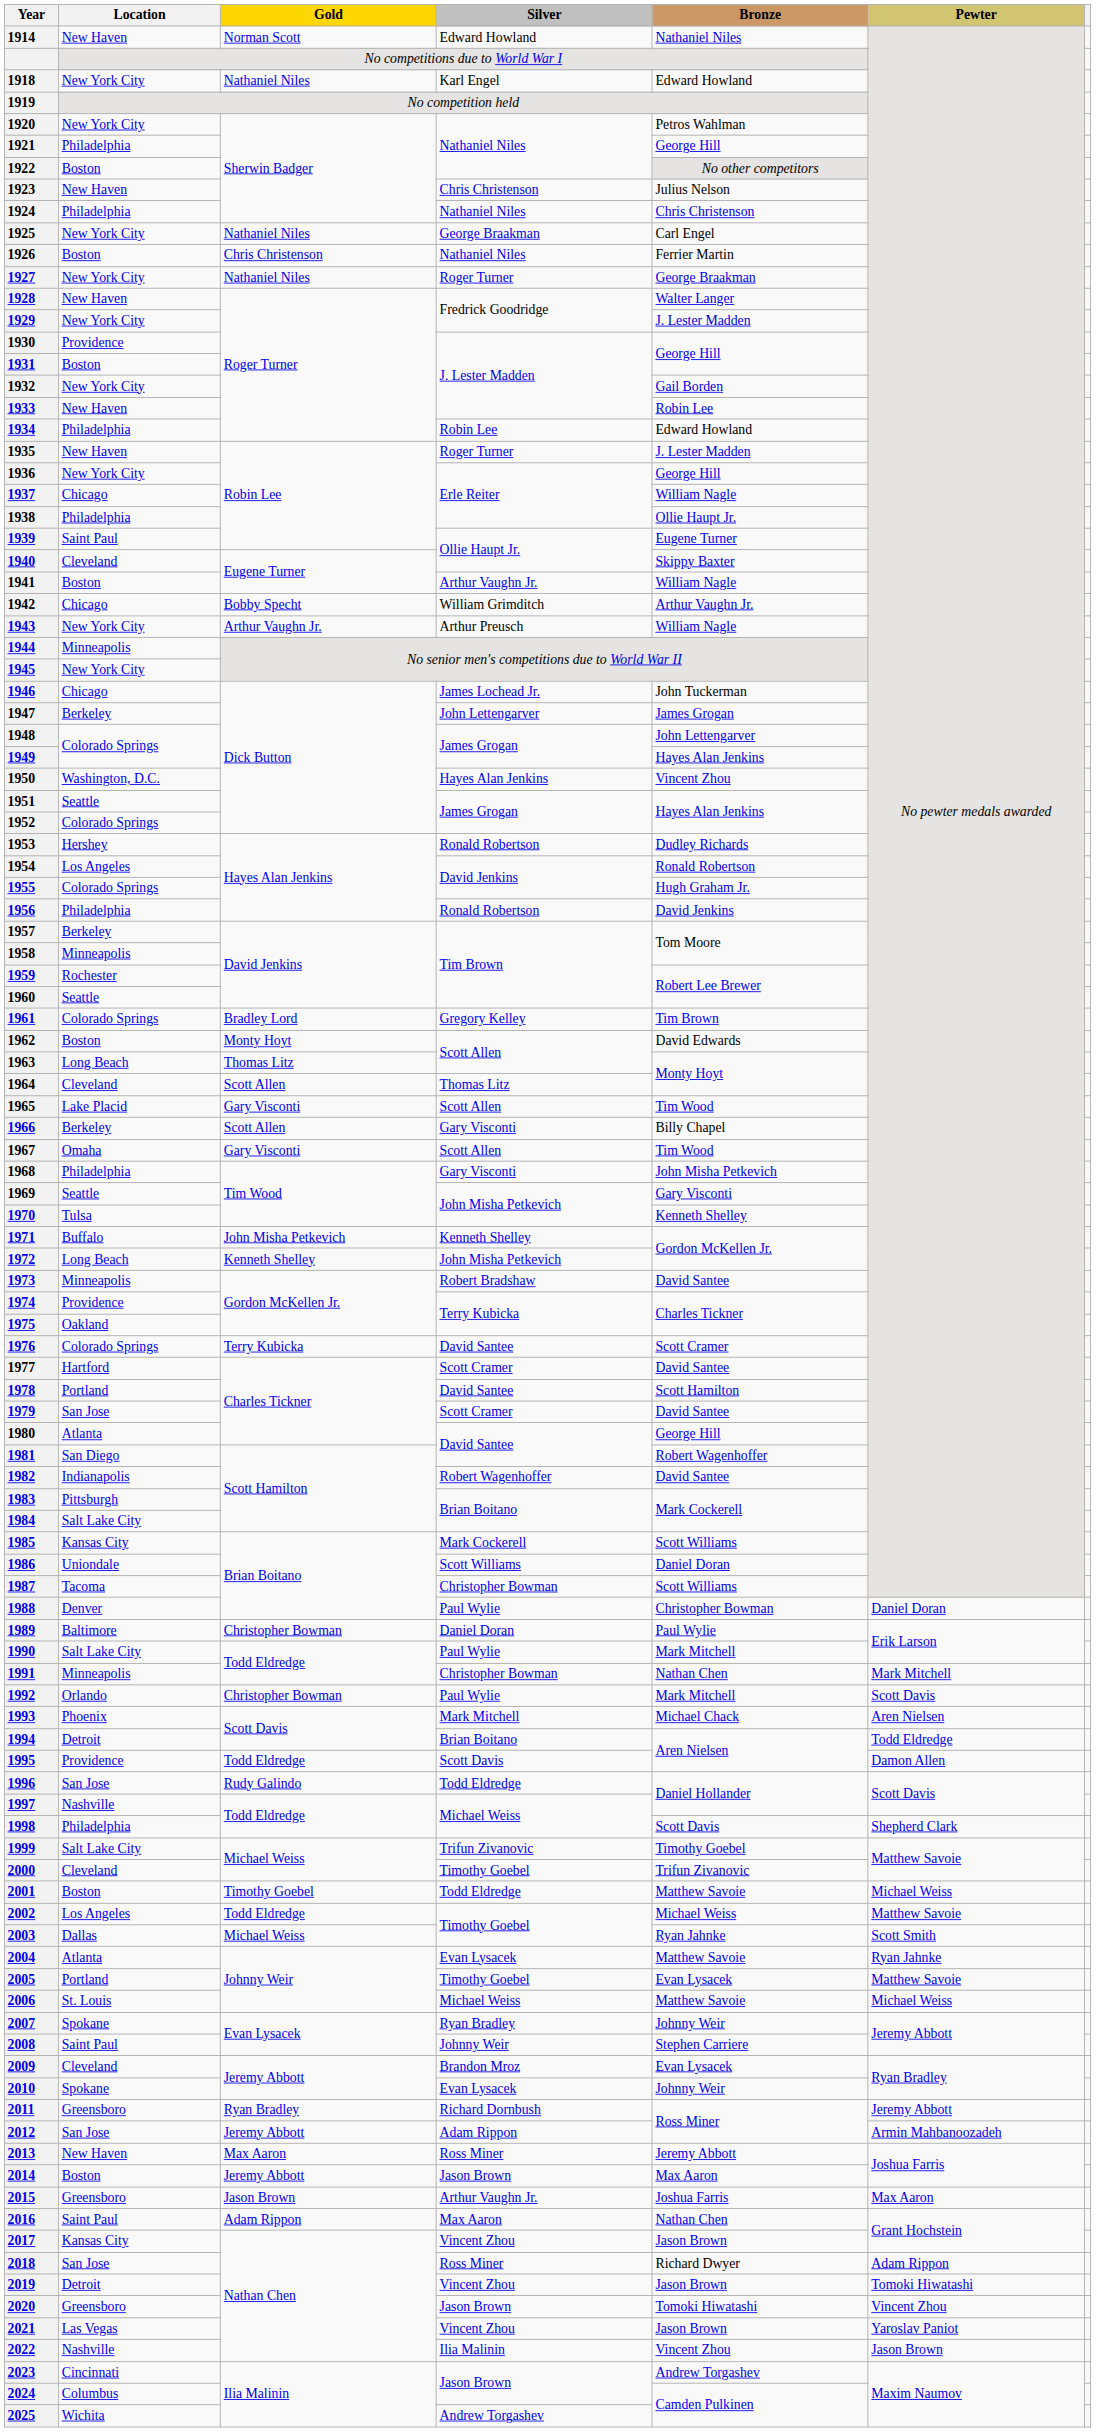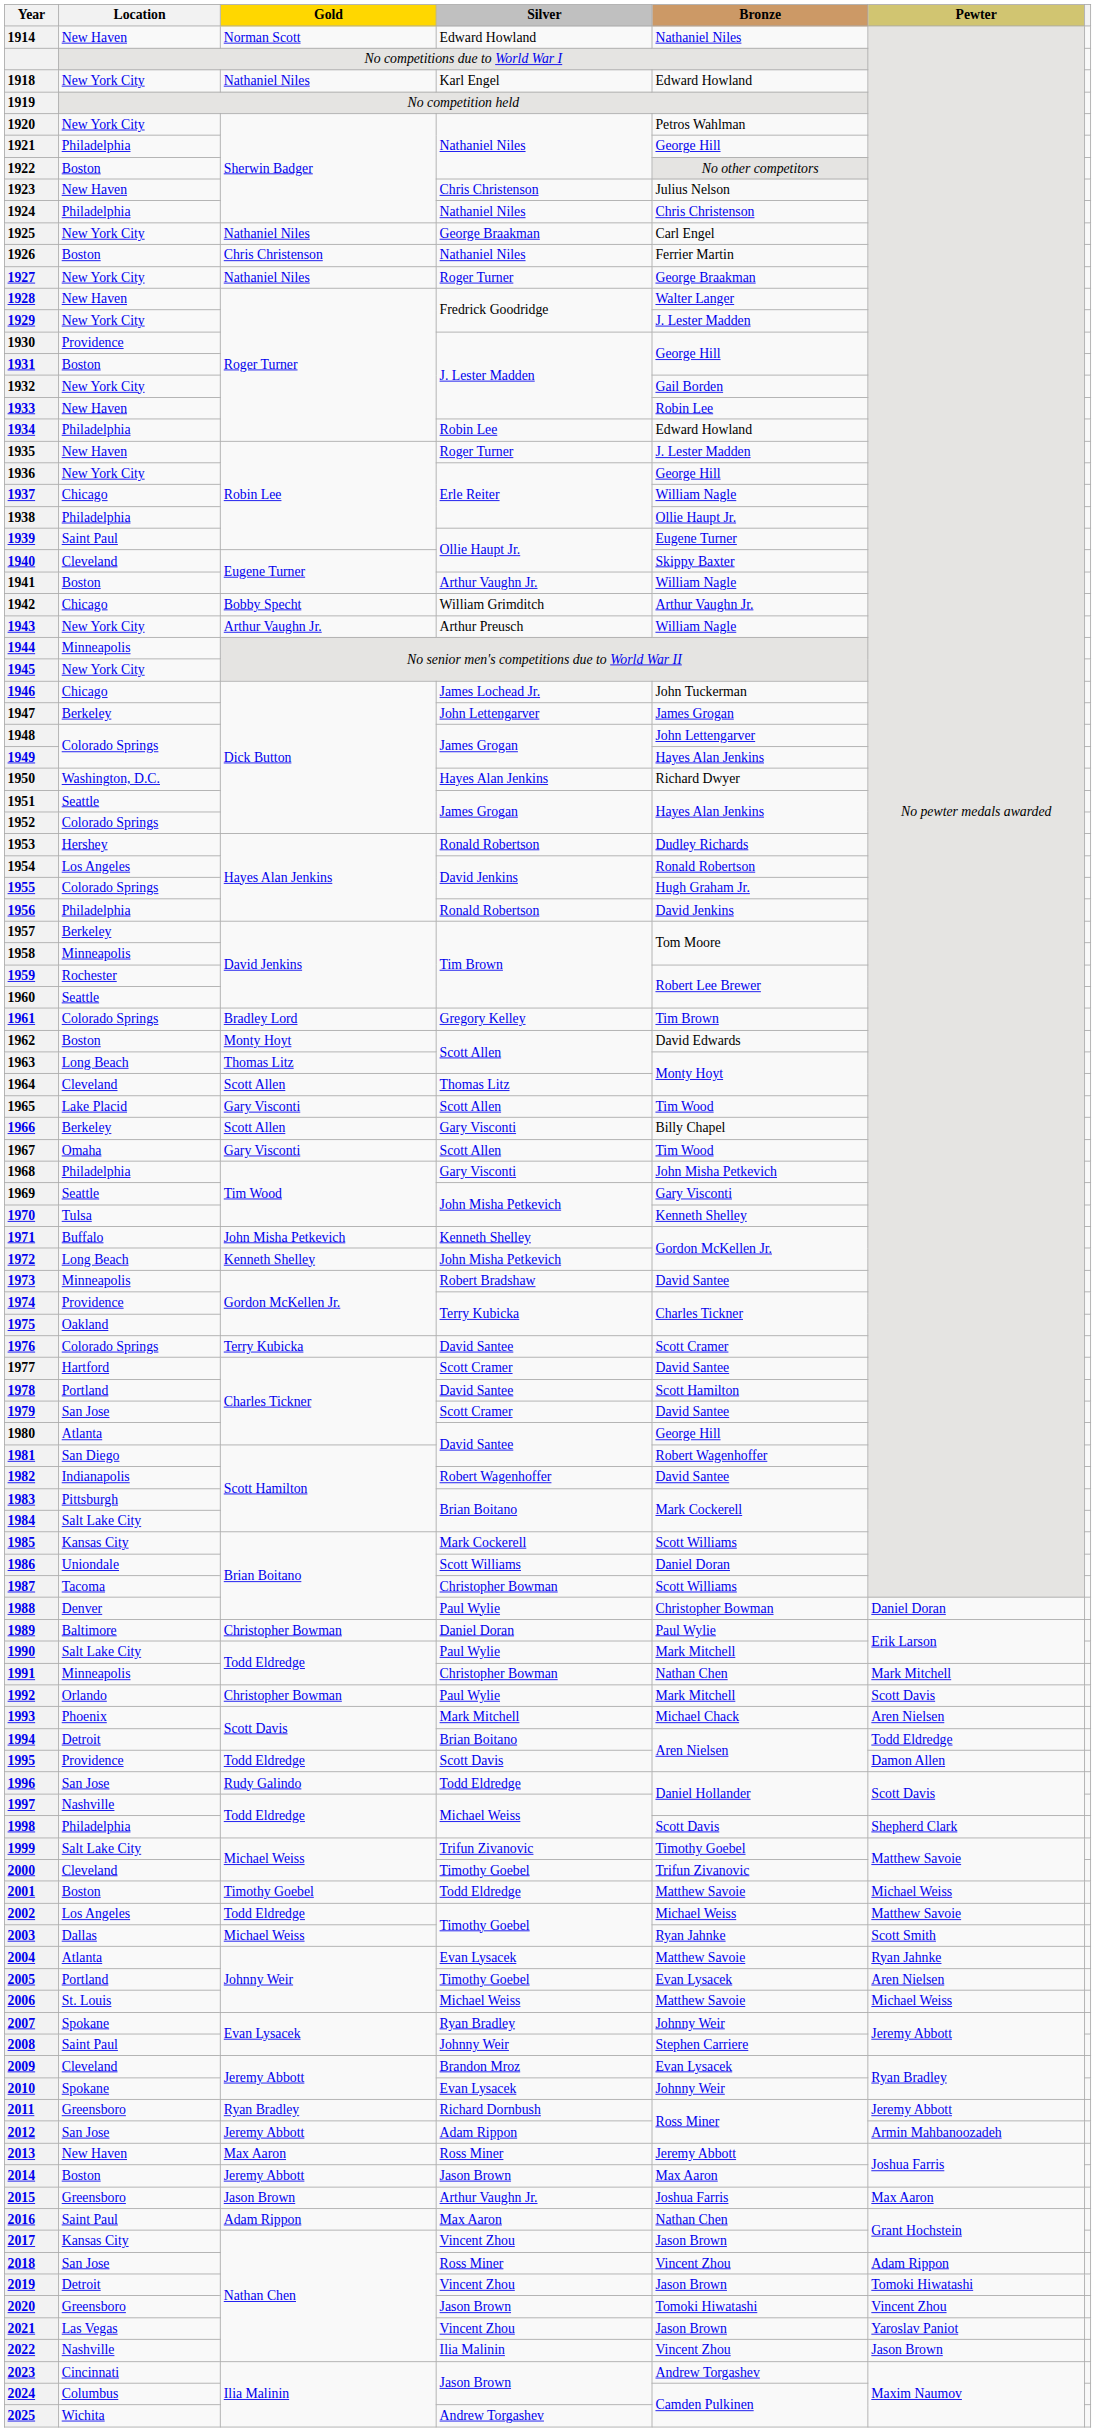(693, 779) Vincent Zhou -> (698, 779) Richard Dwyer
(916, 1979) Matthew Savoie -> (908, 1979) Aren Nielsen
(698, 2263) Richard Dwyer -> (693, 2263) Vincent Zhou
